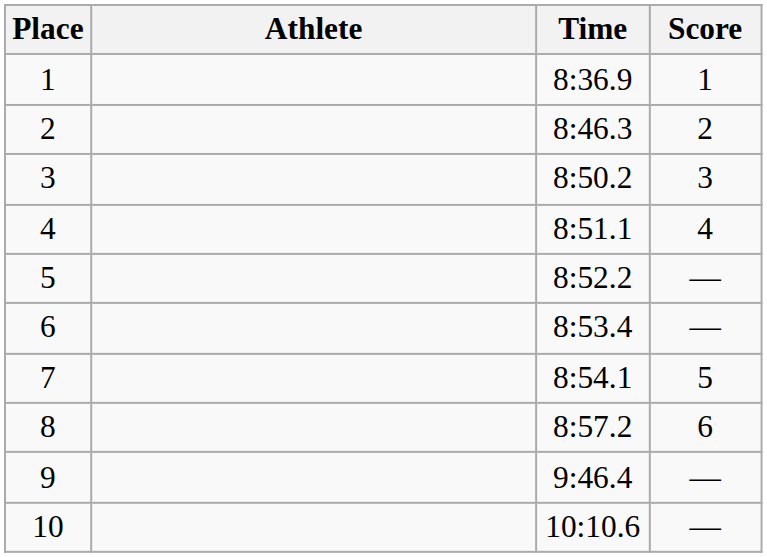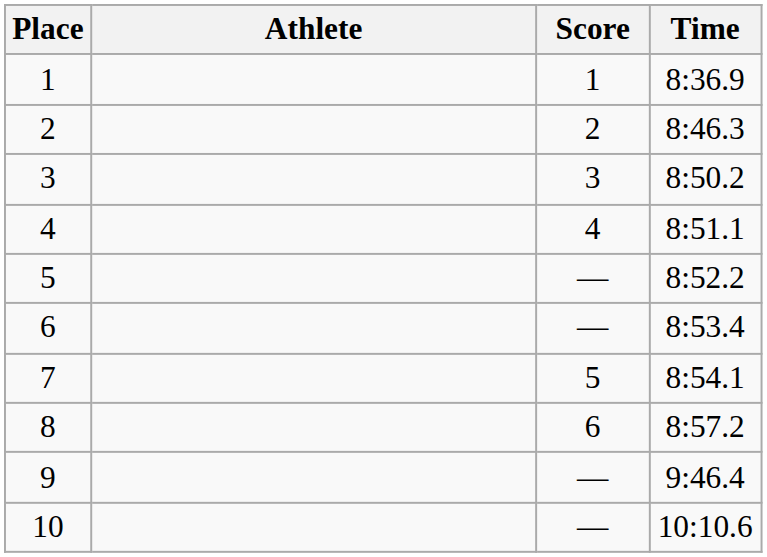columns swapped: (593, 29) <-> (705, 29)
